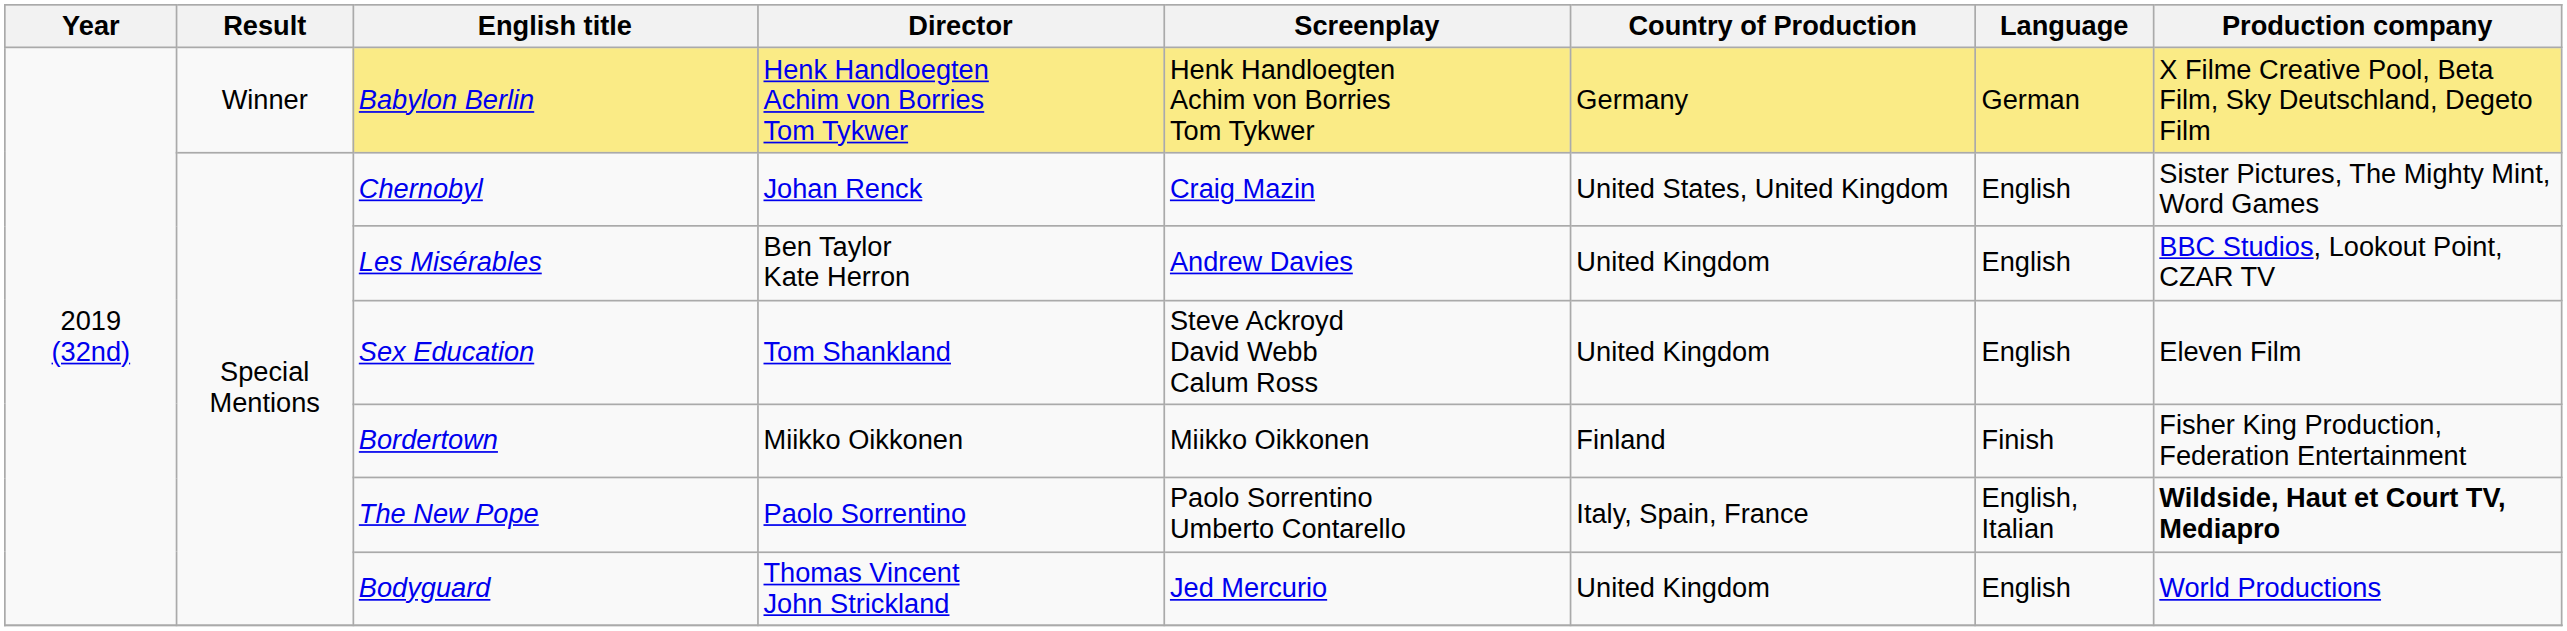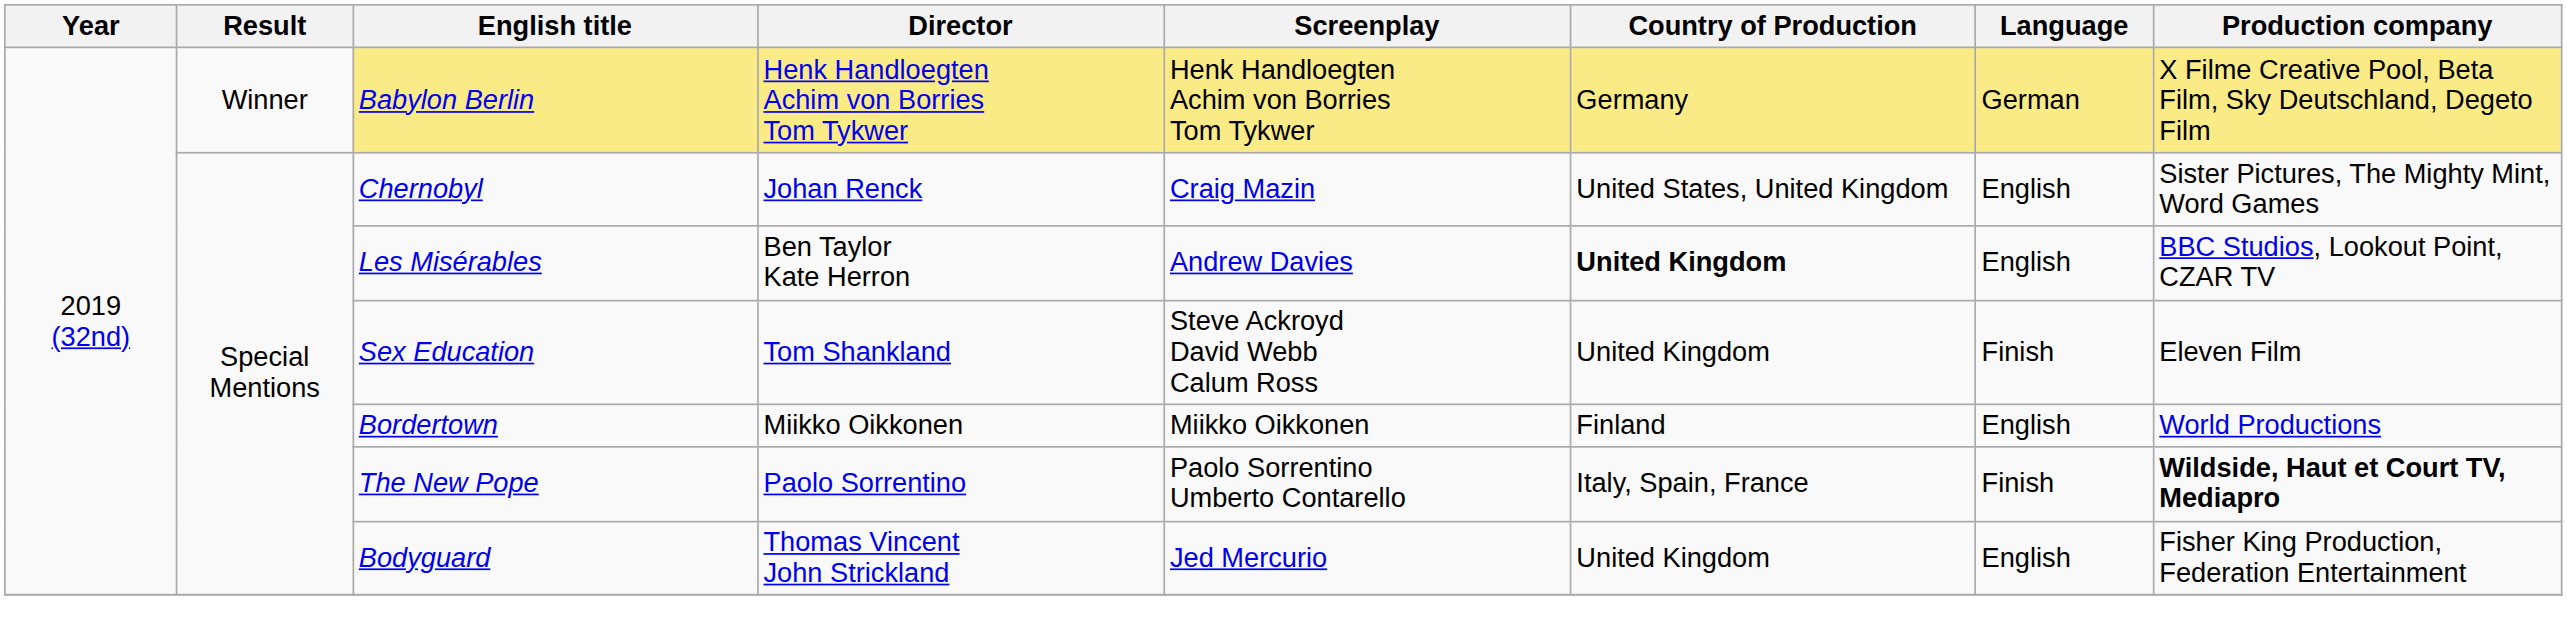(1673, 262) normal -> (1681, 262) bold
(2026, 351) English -> (2018, 351) Finish
(2018, 440) Finish -> (2026, 425) English
(2313, 440) Fisher King Production, Federation Entertainment -> (2270, 425) World Productions
(2030, 514) English, Italian -> (2018, 483) Finish
(2270, 588) World Productions -> (2313, 557) Fisher King Production, Federation Entertainment
